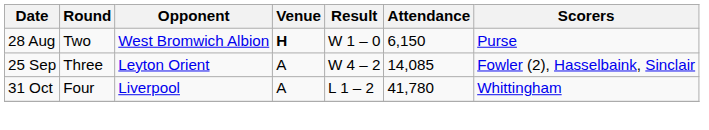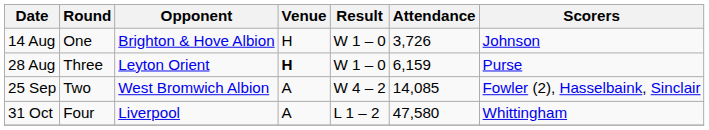+ row: (32, 40)
(77, 40) Two -> (83, 64) Three
(194, 40) West Bromwich Albion -> (164, 64) Leyton Orient
(406, 40) 6,150 -> (412, 64) 6,159
(83, 64) Three -> (77, 88) Two
(164, 64) Leyton Orient -> (194, 88) West Bromwich Albion
(411, 88) 41,780 -> (416, 112) 47,580
